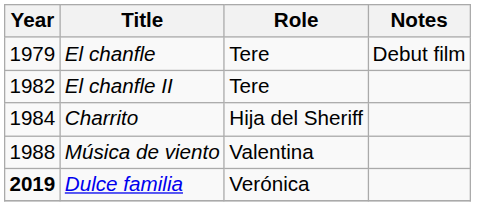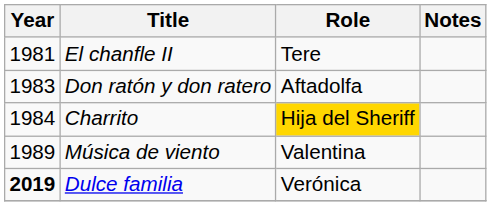- row: (110, 53)
(32, 86) 1982 -> (32, 53) 1981
+ row: (168, 86)
(296, 119) no background -> (348, 119) gold background
(32, 151) 1988 -> (32, 151) 1989
